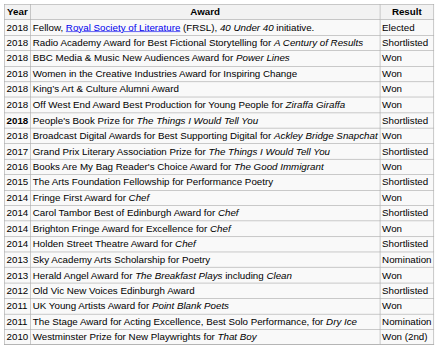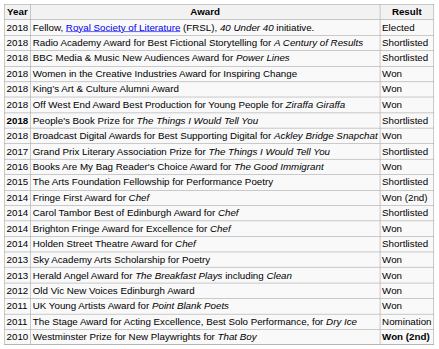(392, 58) Won -> (405, 58) Shortlisted
(392, 197) Won -> (405, 197) Won (2nd)
(407, 259) Nomination -> (392, 259) Won
(405, 290) Shortlisted -> (392, 290) Won
(405, 337) normal -> (406, 337) bold
